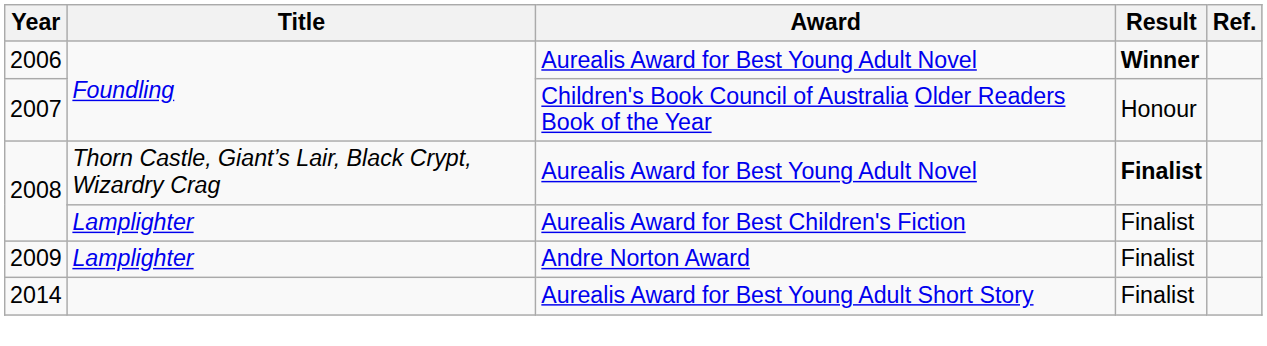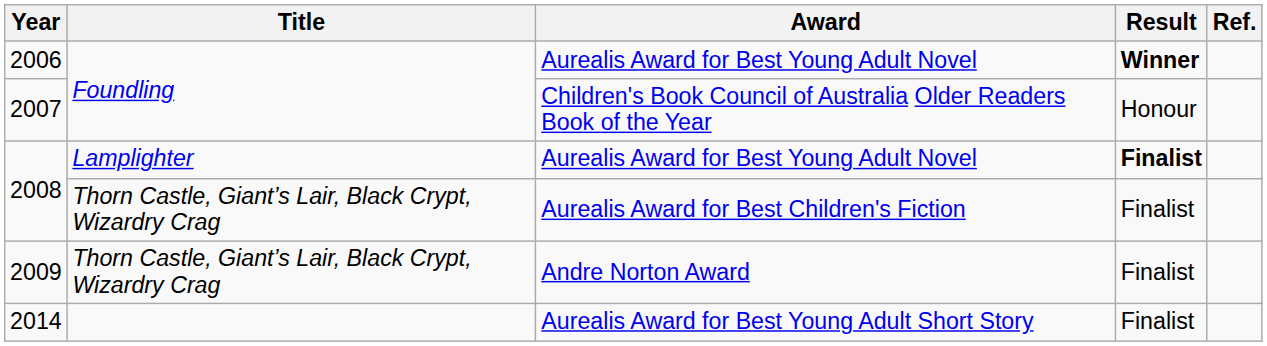(272, 172) Thorn Castle, Giant’s Lair, Black Crypt, Wizardry Crag -> (133, 159) Lamplighter
(133, 222) Lamplighter -> (272, 209) Thorn Castle, Giant’s Lair, Black Crypt, Wizardry Crag
(133, 259) Lamplighter -> (272, 272) Thorn Castle, Giant’s Lair, Black Crypt, Wizardry Crag
